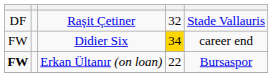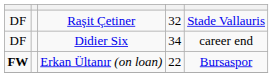(18, 41) FW -> (18, 41) DF
(175, 41) gold background -> (175, 41) no background
